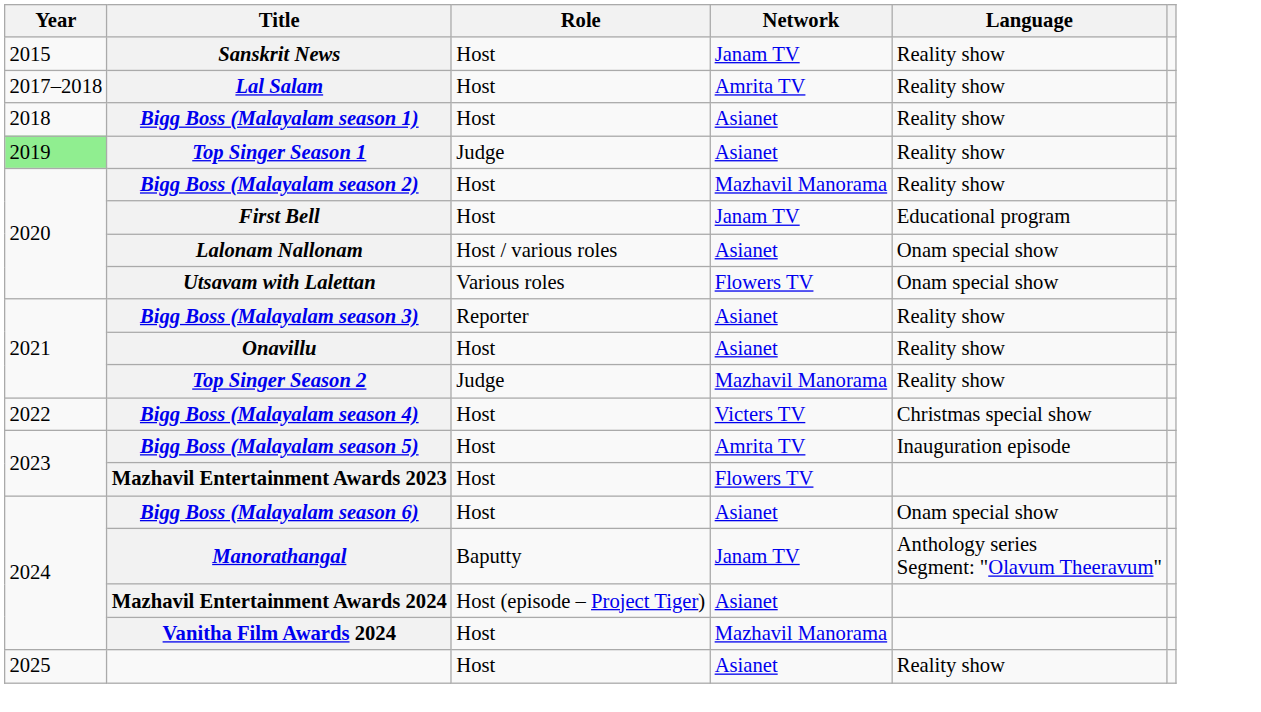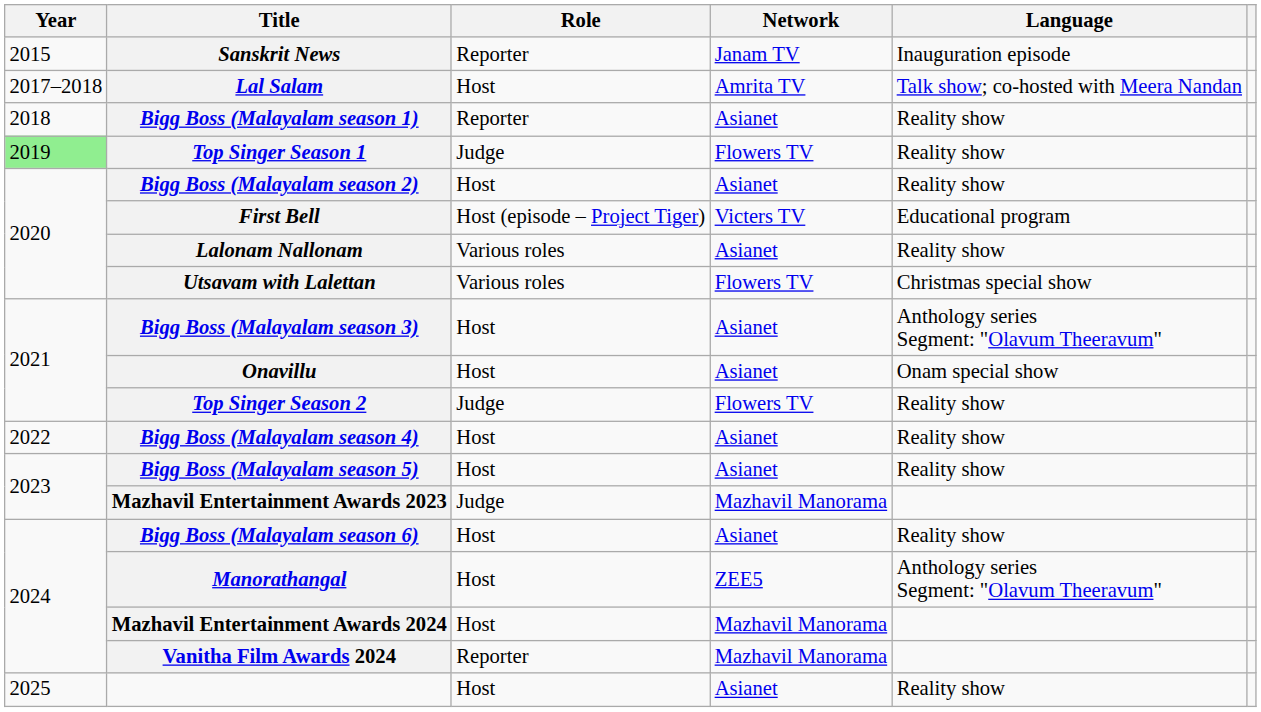(476, 53) Host -> (492, 53) Reporter
(951, 53) Reality show -> (984, 53) Inauguration episode
(951, 86) Reality show -> (1069, 86) Talk show; co-hosted with Meera Nandan
(476, 119) Host -> (492, 119) Reporter
(746, 151) Asianet -> (764, 151) Flowers TV
(801, 184) Mazhavil Manorama -> (746, 184) Asianet
(476, 217) Host -> (581, 217) Host (episode – Project Tiger)
(757, 217) Janam TV -> (760, 217) Victers TV
(537, 250) Host / various roles -> (510, 250) Various roles
(978, 250) Onam special show -> (951, 250) Reality show
(978, 282) Onam special show -> (994, 282) Christmas special show
(492, 315) Reporter -> (476, 327) Host
(951, 315) Reality show -> (1029, 327) Anthology series Segment: "Olavum Theeravum"
(951, 348) Reality show -> (978, 371) Onam special show
(801, 380) Mazhavil Manorama -> (764, 404) Flowers TV
(760, 413) Victers TV -> (746, 436) Asianet
(994, 413) Christmas special show -> (951, 436) Reality show
(760, 446) Amrita TV -> (746, 469) Asianet
(984, 446) Inauguration episode -> (951, 469) Reality show
(476, 479) Host -> (480, 502) Judge
(764, 479) Flowers TV -> (801, 502) Mazhavil Manorama
(978, 511) Onam special show -> (951, 535) Reality show
(489, 556) Baputty -> (476, 579) Host
(757, 556) Janam TV -> (739, 579) ZEE5
(581, 600) Host (episode – Project Tiger) -> (476, 623) Host
(746, 600) Asianet -> (801, 623) Mazhavil Manorama
(476, 633) Host -> (492, 656) Reporter
